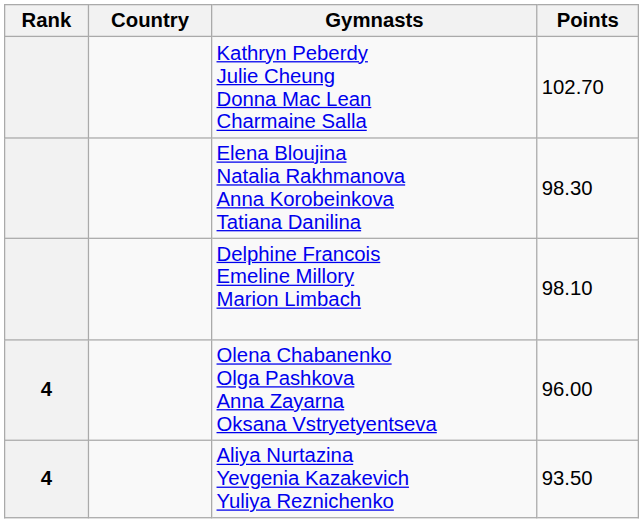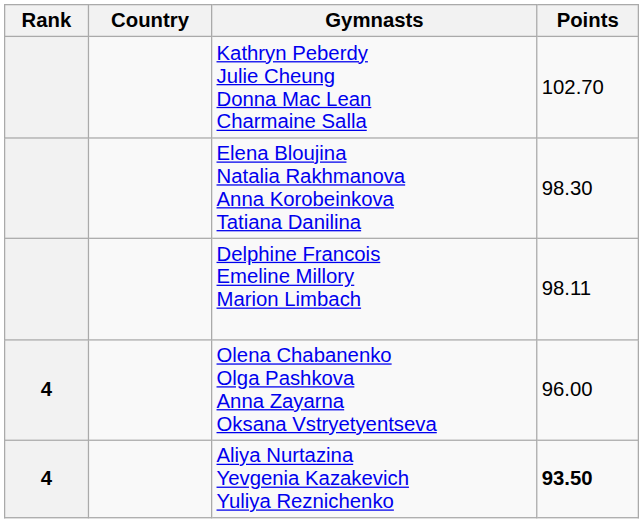(567, 288) 98.10 -> (566, 288) 98.11
(567, 478) normal -> (567, 478) bold
